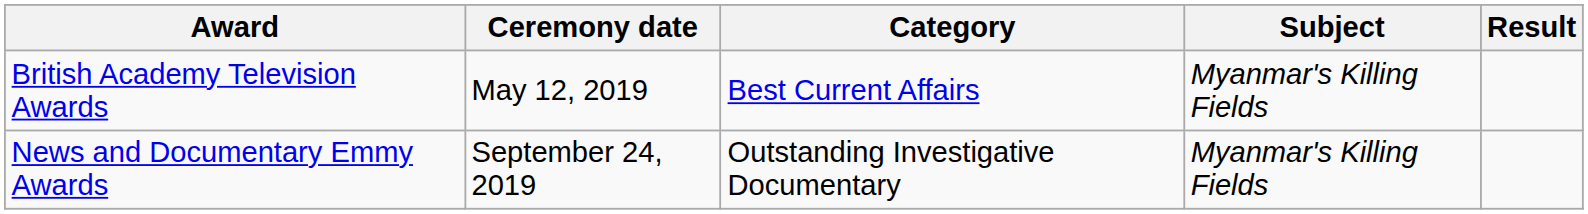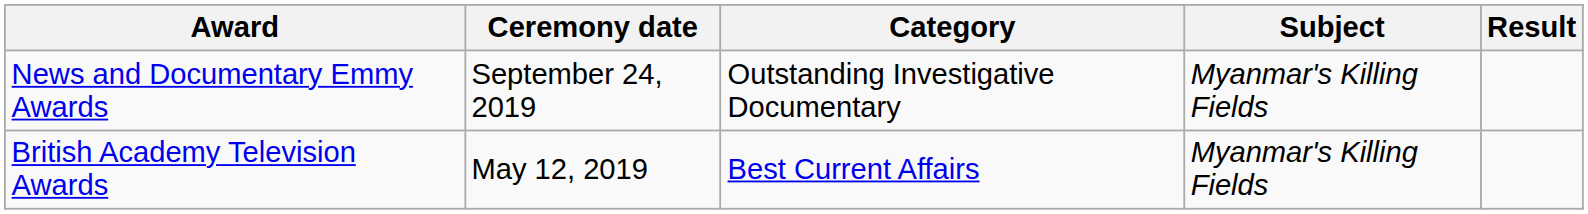rows swapped: (184, 90) <-> (212, 169)
